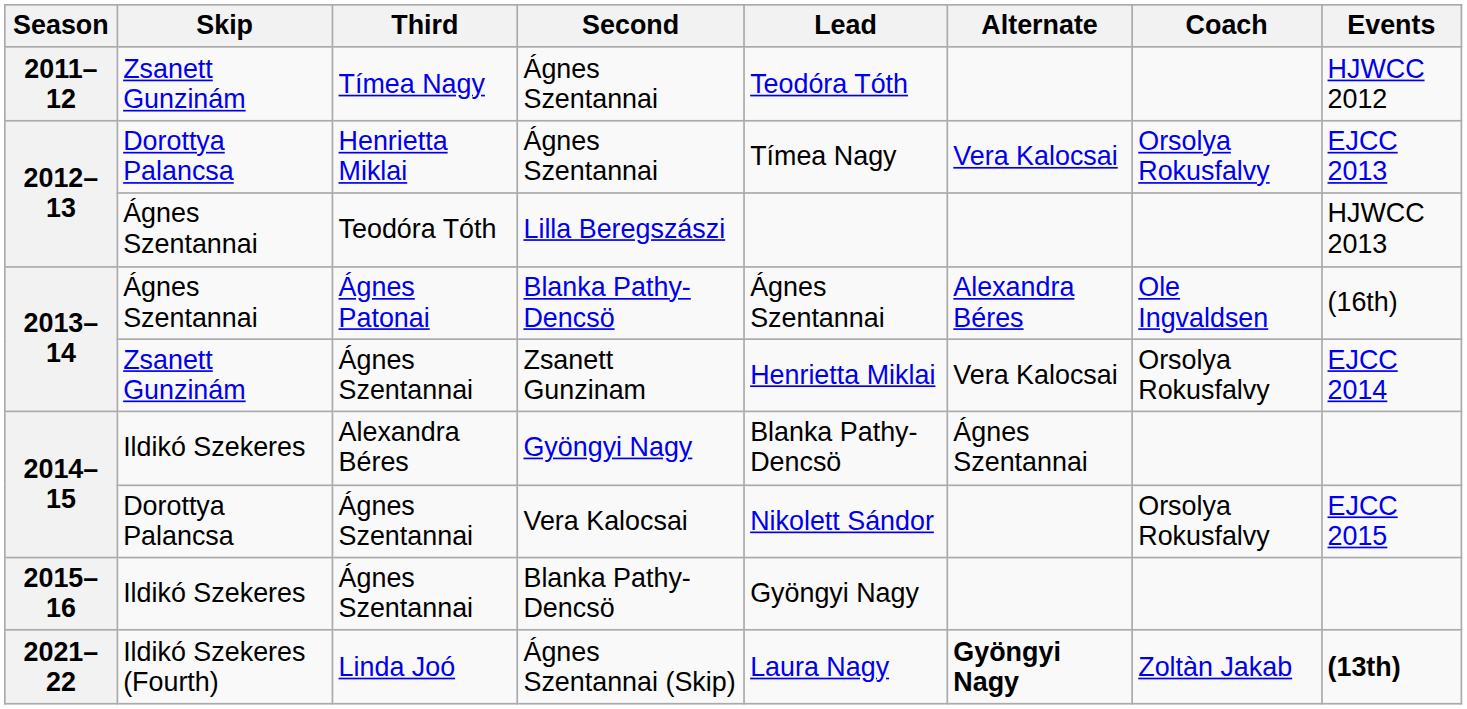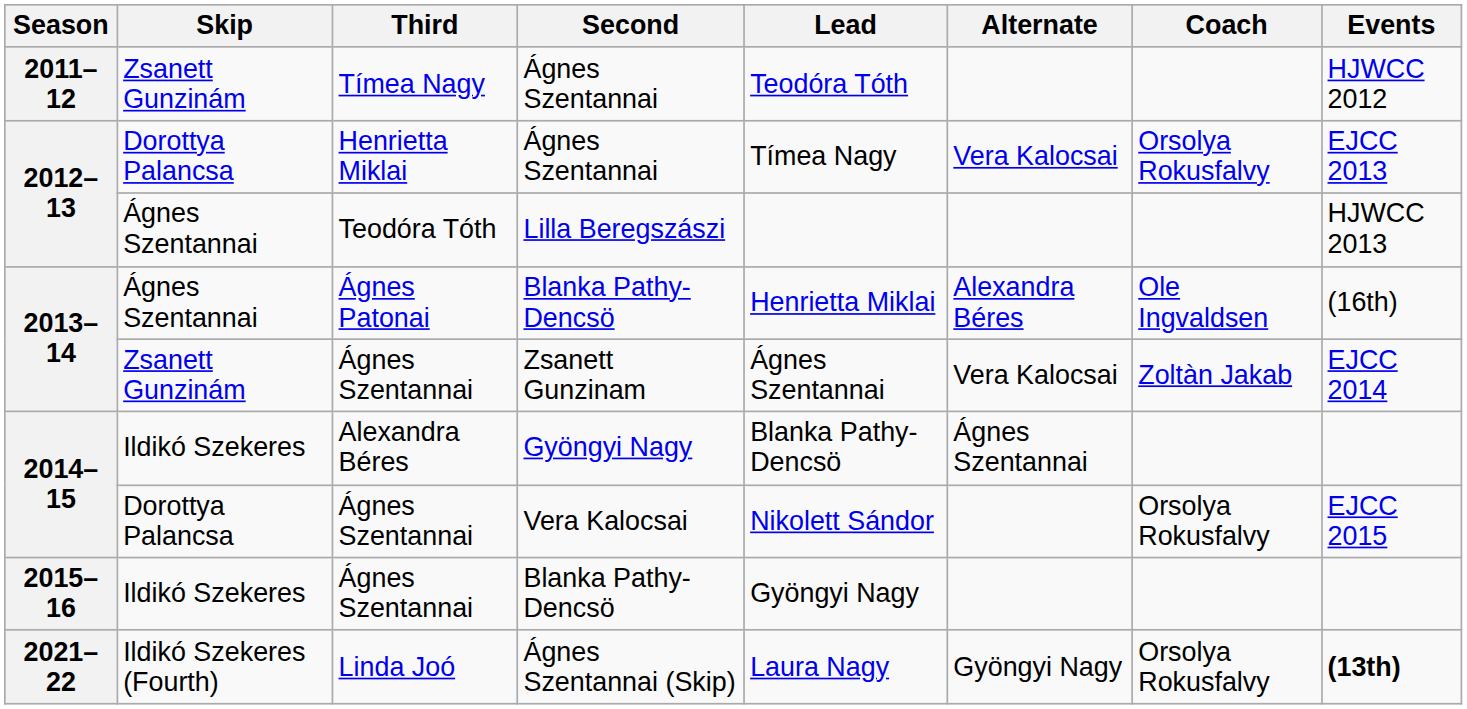(817, 302) Ágnes Szentannai -> (843, 302) Henrietta Miklai
(843, 375) Henrietta Miklai -> (817, 375) Ágnes Szentannai
(1204, 375) Orsolya Rokusfalvy -> (1215, 375) Zoltàn Jakab
(1007, 666) bold -> (1038, 666) normal
(1215, 666) Zoltàn Jakab -> (1204, 666) Orsolya Rokusfalvy
